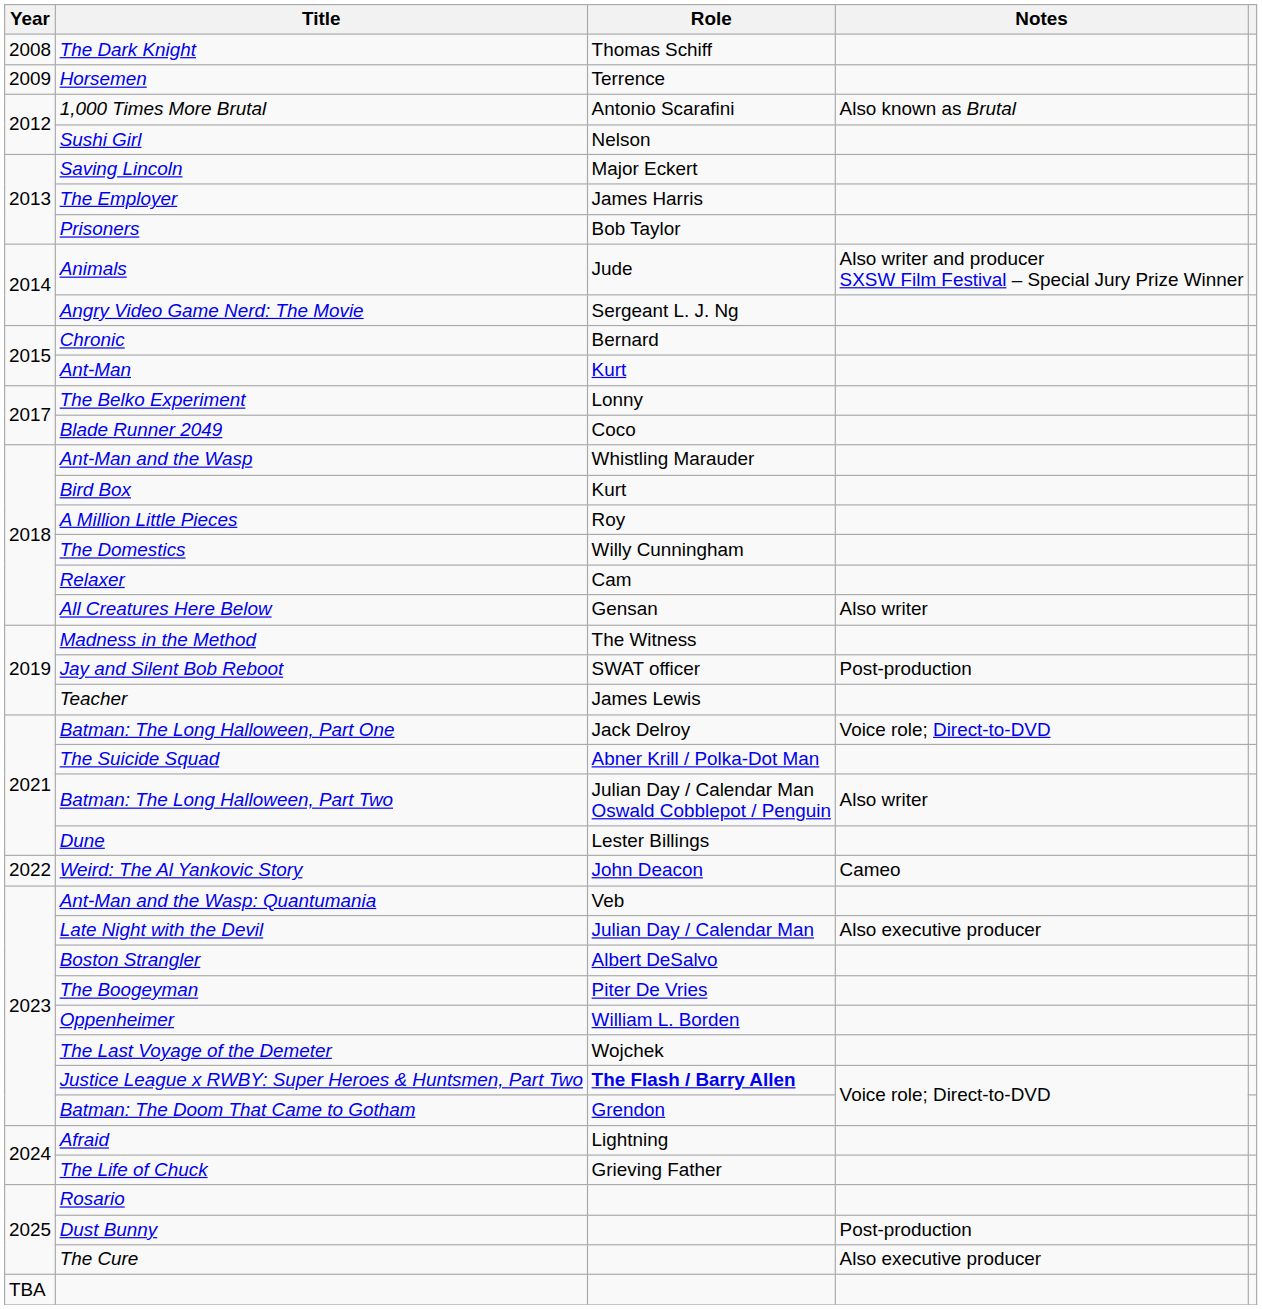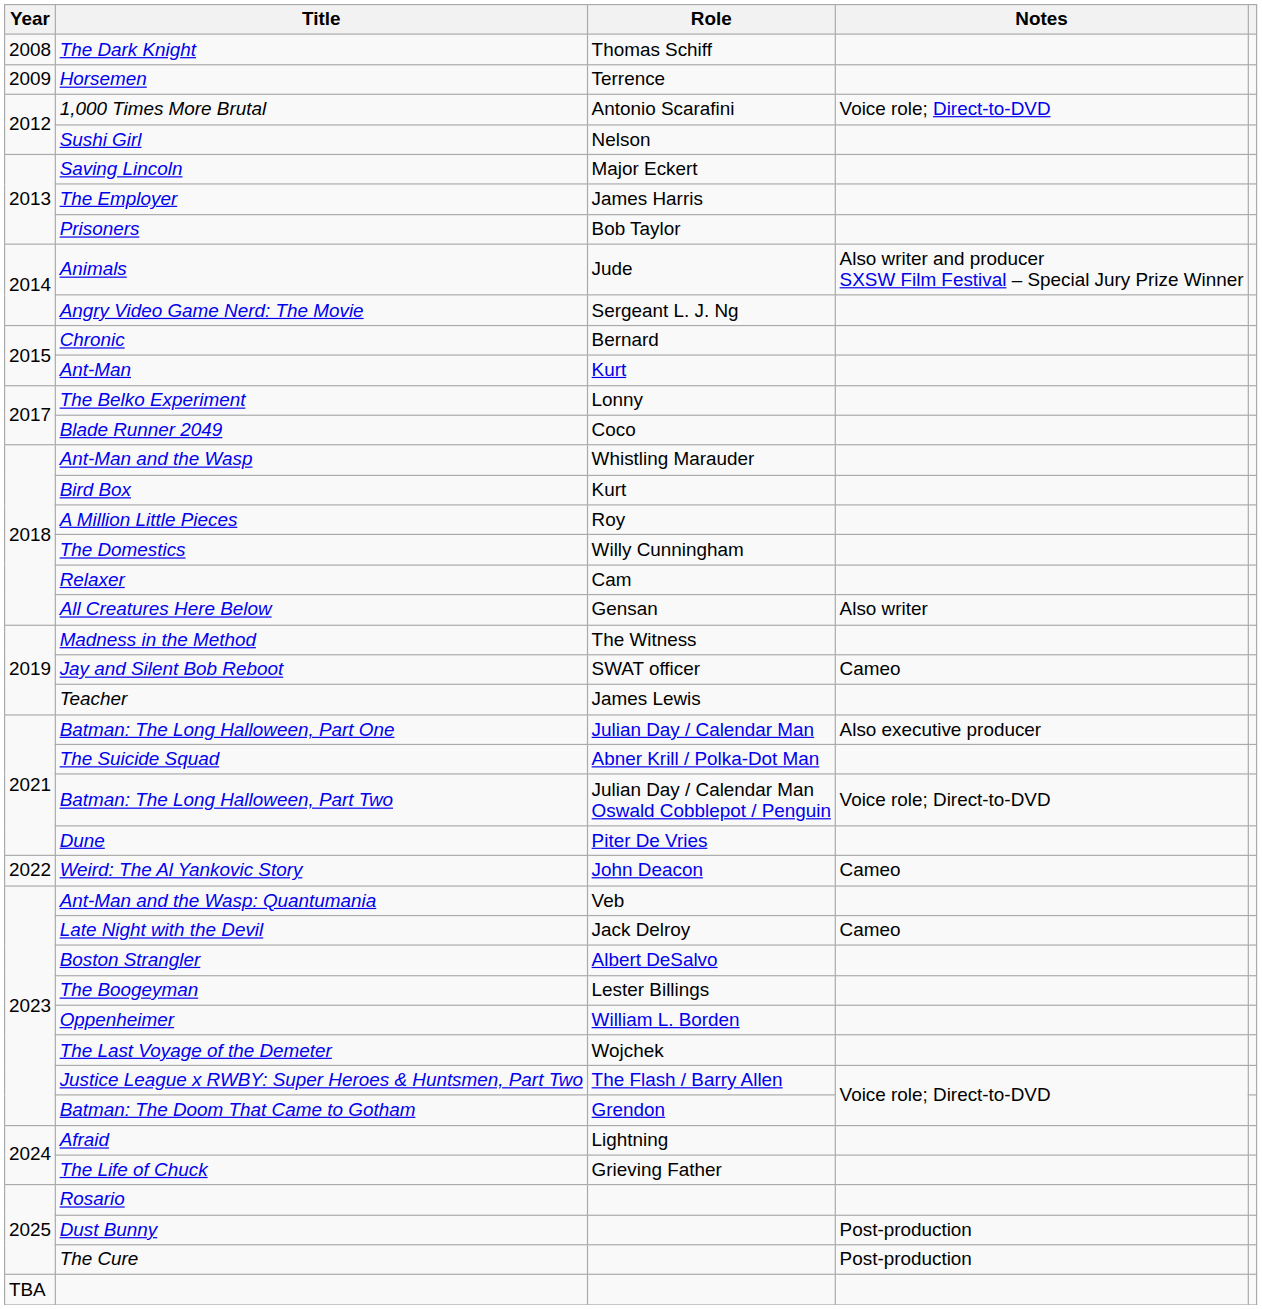(928, 109) Also known as Brutal -> (945, 109) Voice role; Direct-to-DVD
(906, 669) Post-production -> (870, 669) Cameo
(641, 729) Jack Delroy -> (703, 729) Julian Day / Calendar Man
(945, 729) Voice role; Direct-to-DVD -> (940, 729) Also executive producer
(884, 799) Also writer -> (945, 799) Voice role; Direct-to-DVD
(650, 840) Lester Billings -> (650, 840) Piter De Vries
(703, 930) Julian Day / Calendar Man -> (641, 930) Jack Delroy
(940, 930) Also executive producer -> (870, 930) Cameo
(650, 990) Piter De Vries -> (650, 990) Lester Billings
(694, 1079) bold -> (687, 1079) normal
(940, 1259) Also executive producer -> (906, 1259) Post-production
